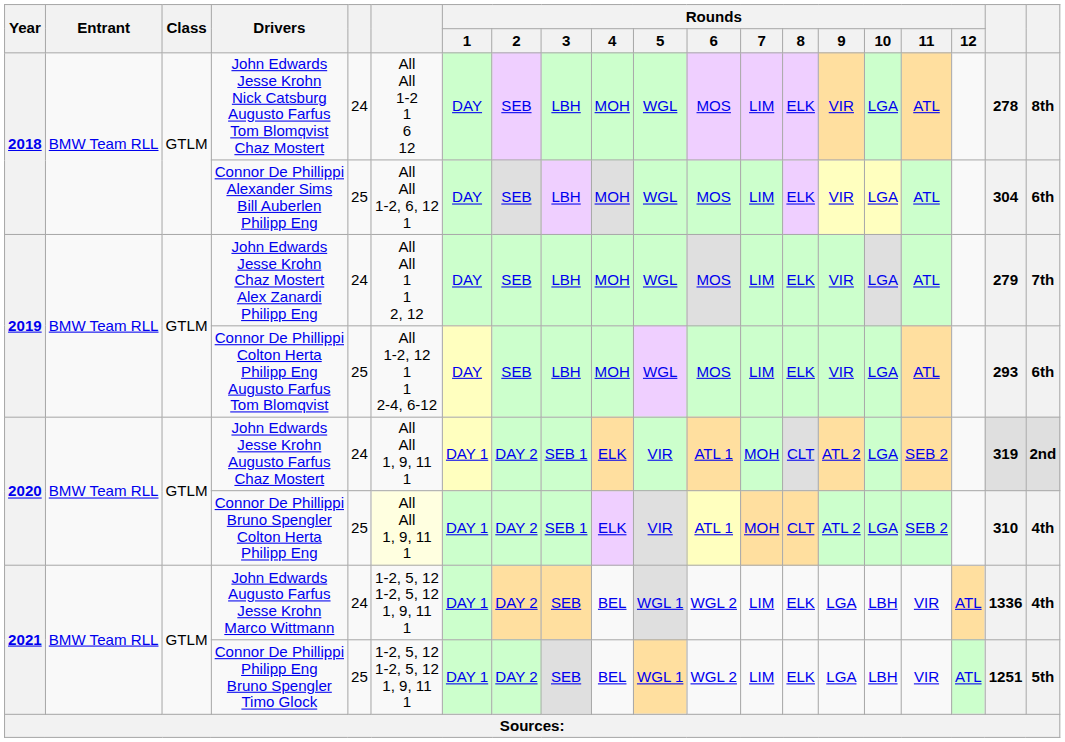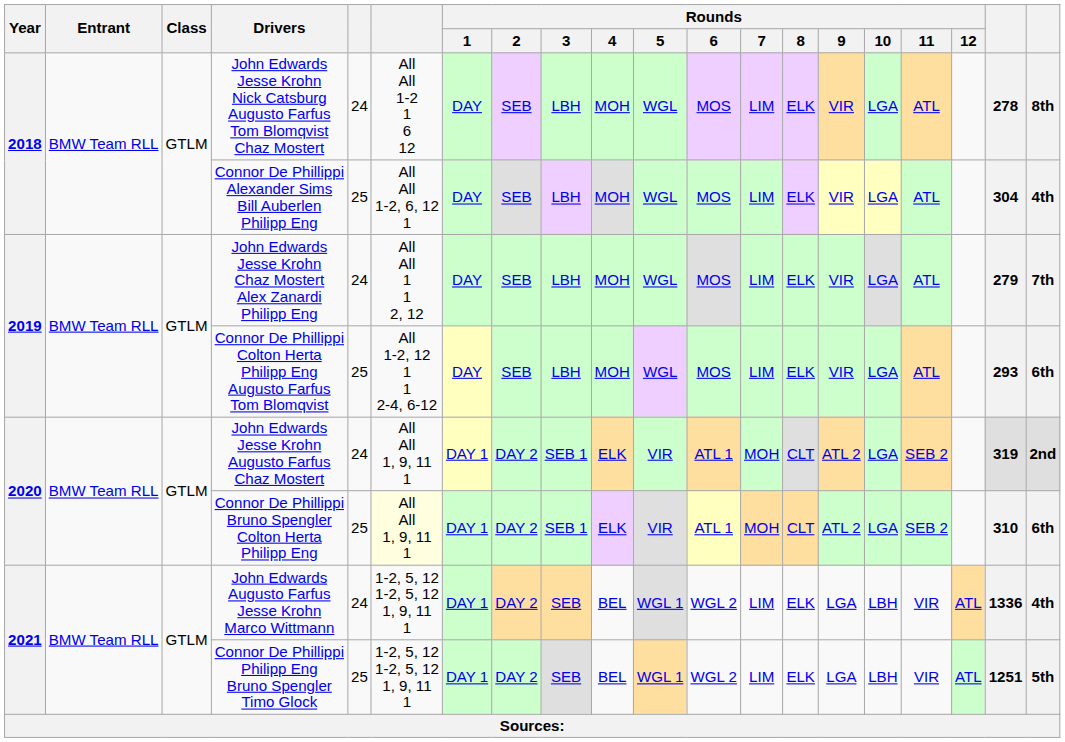(1043, 198) 6th -> (1043, 198) 4th
(1043, 528) 4th -> (1043, 528) 6th
